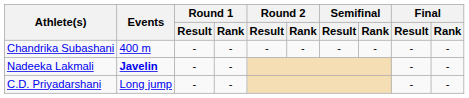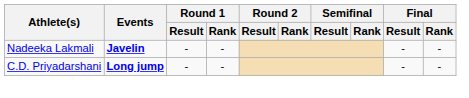- row: (61, 49)
(146, 85) normal -> (135, 67) bold
